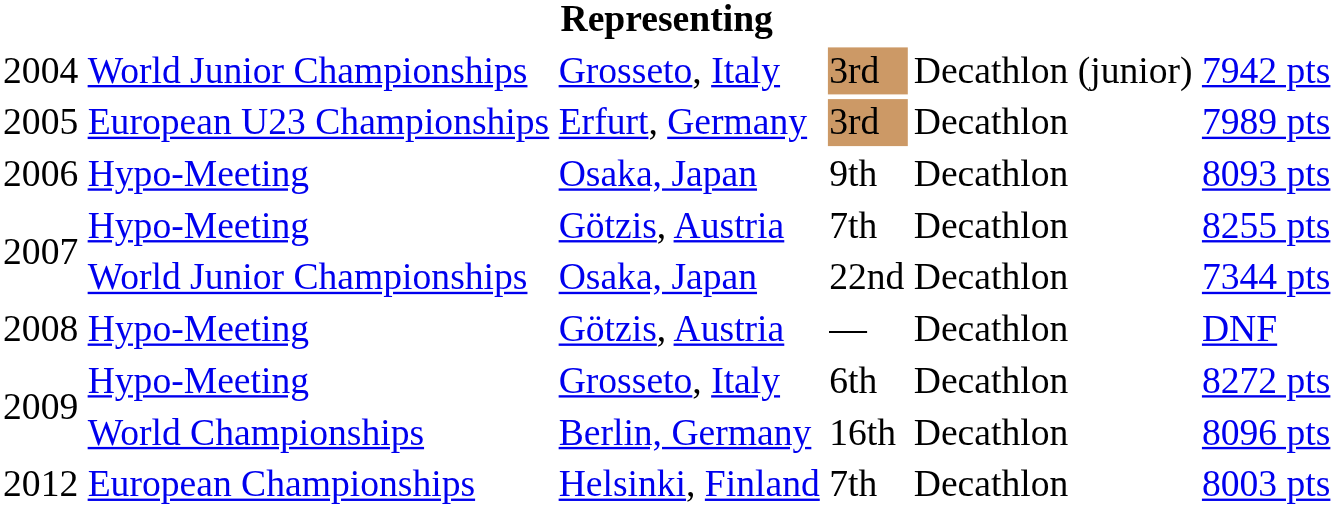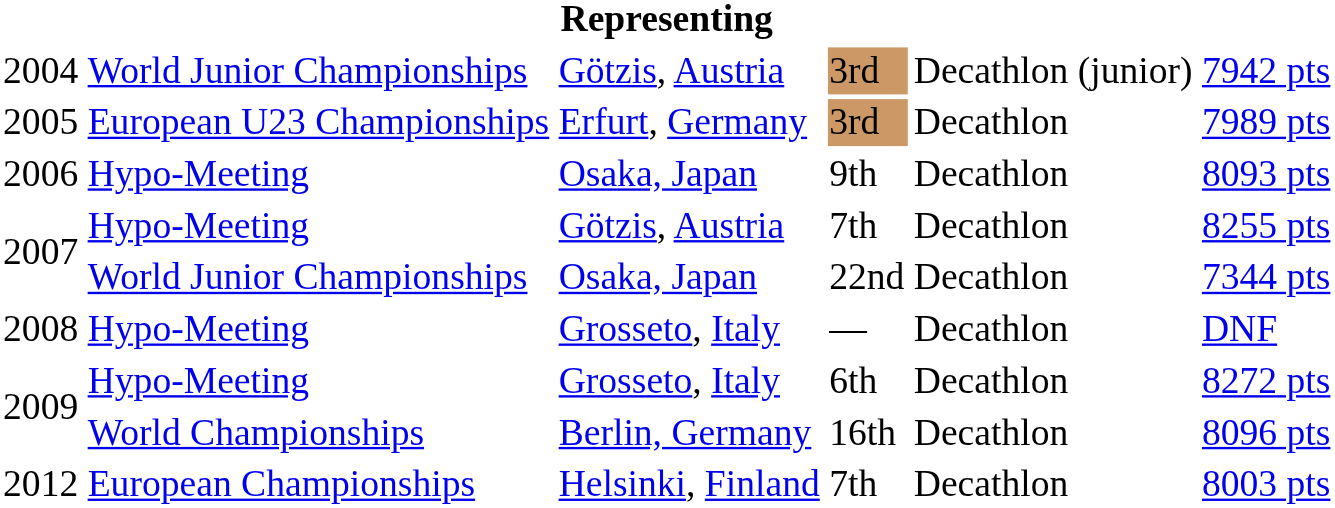(669, 70) Grosseto, Italy -> (671, 70) Götzis, Austria
(671, 328) Götzis, Austria -> (669, 328) Grosseto, Italy
